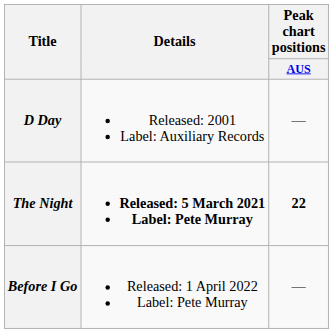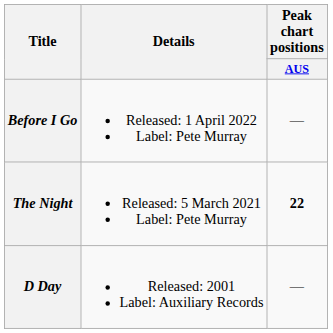rows swapped: (43, 120) <-> (43, 286)
(175, 212) bold -> (174, 212) normal
